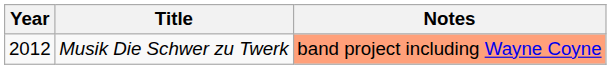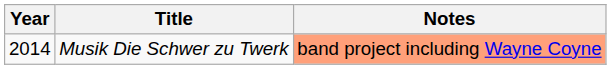(30, 49) 2012 -> (30, 49) 2014
